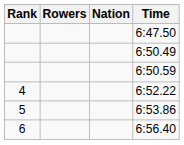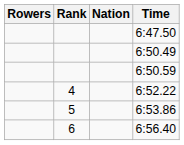columns swapped: (22, 14) <-> (64, 14)
